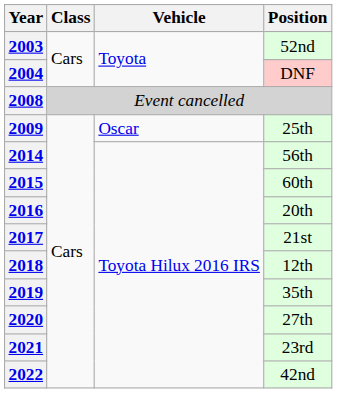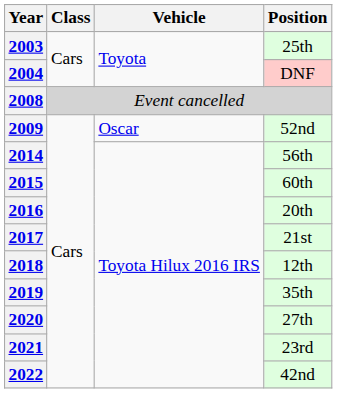(298, 45) 52nd -> (298, 45) 25th
(298, 127) 25th -> (298, 127) 52nd
